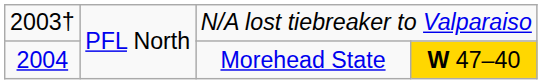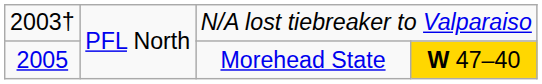(42, 59) 2004 -> (42, 59) 2005
